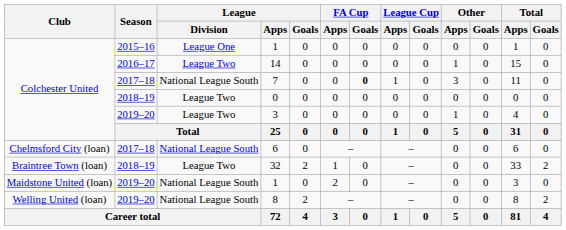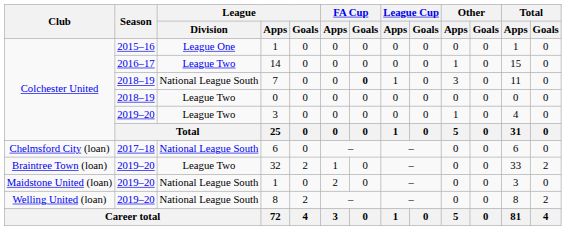(136, 81) 2017–18 -> (136, 81) 2018–19
(136, 166) 2018–19 -> (136, 166) 2019–20
